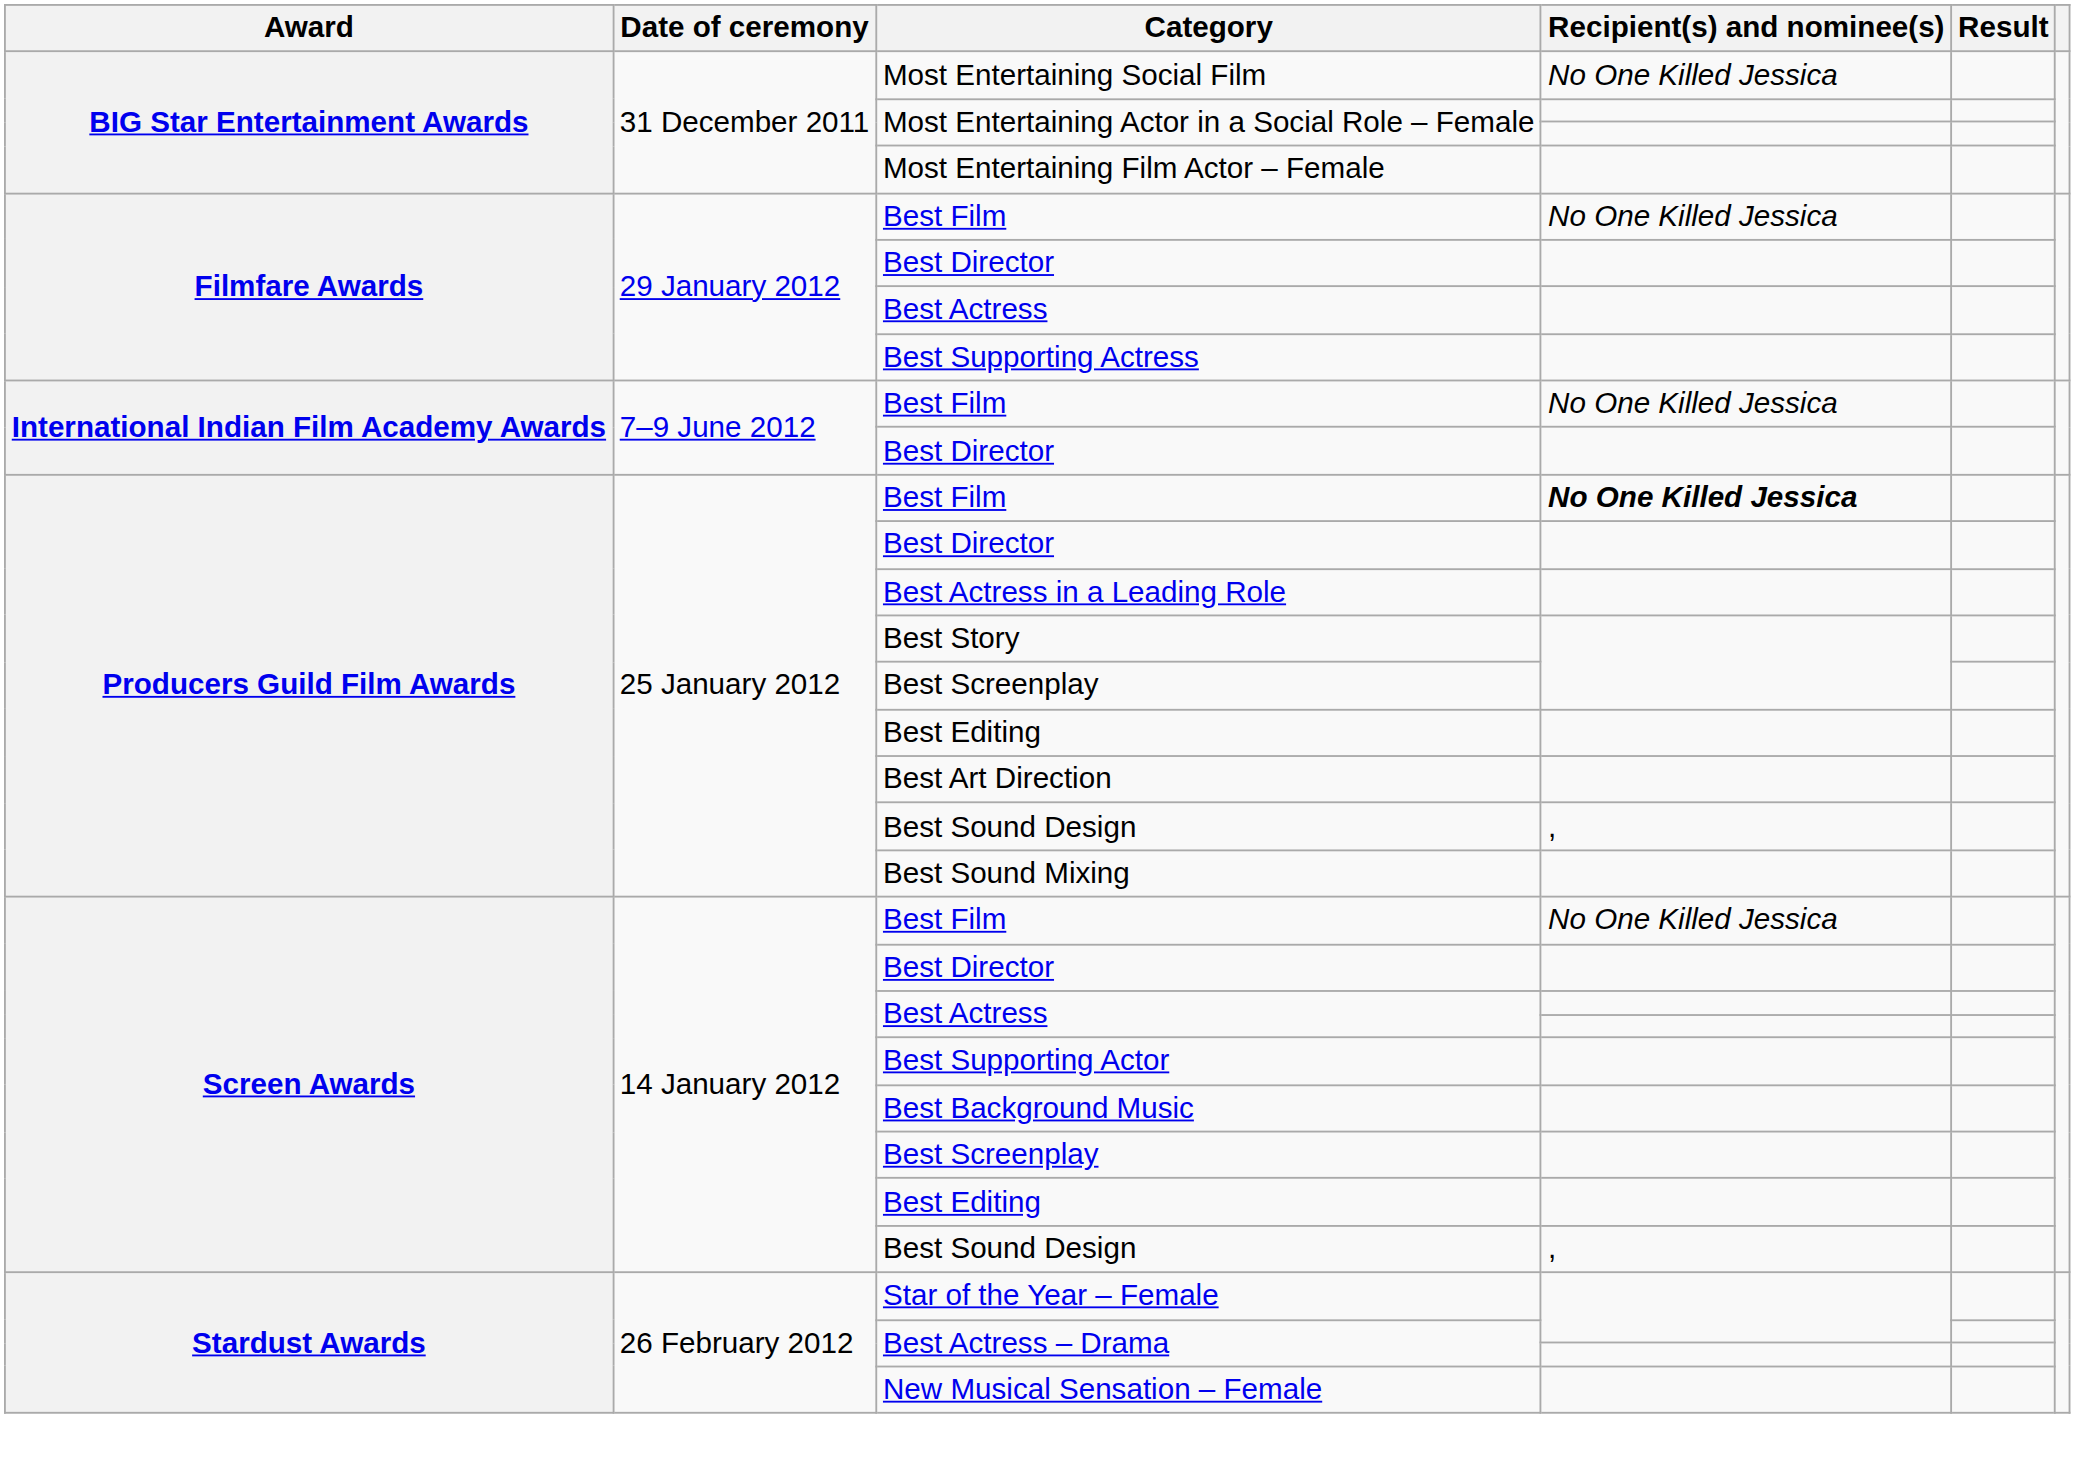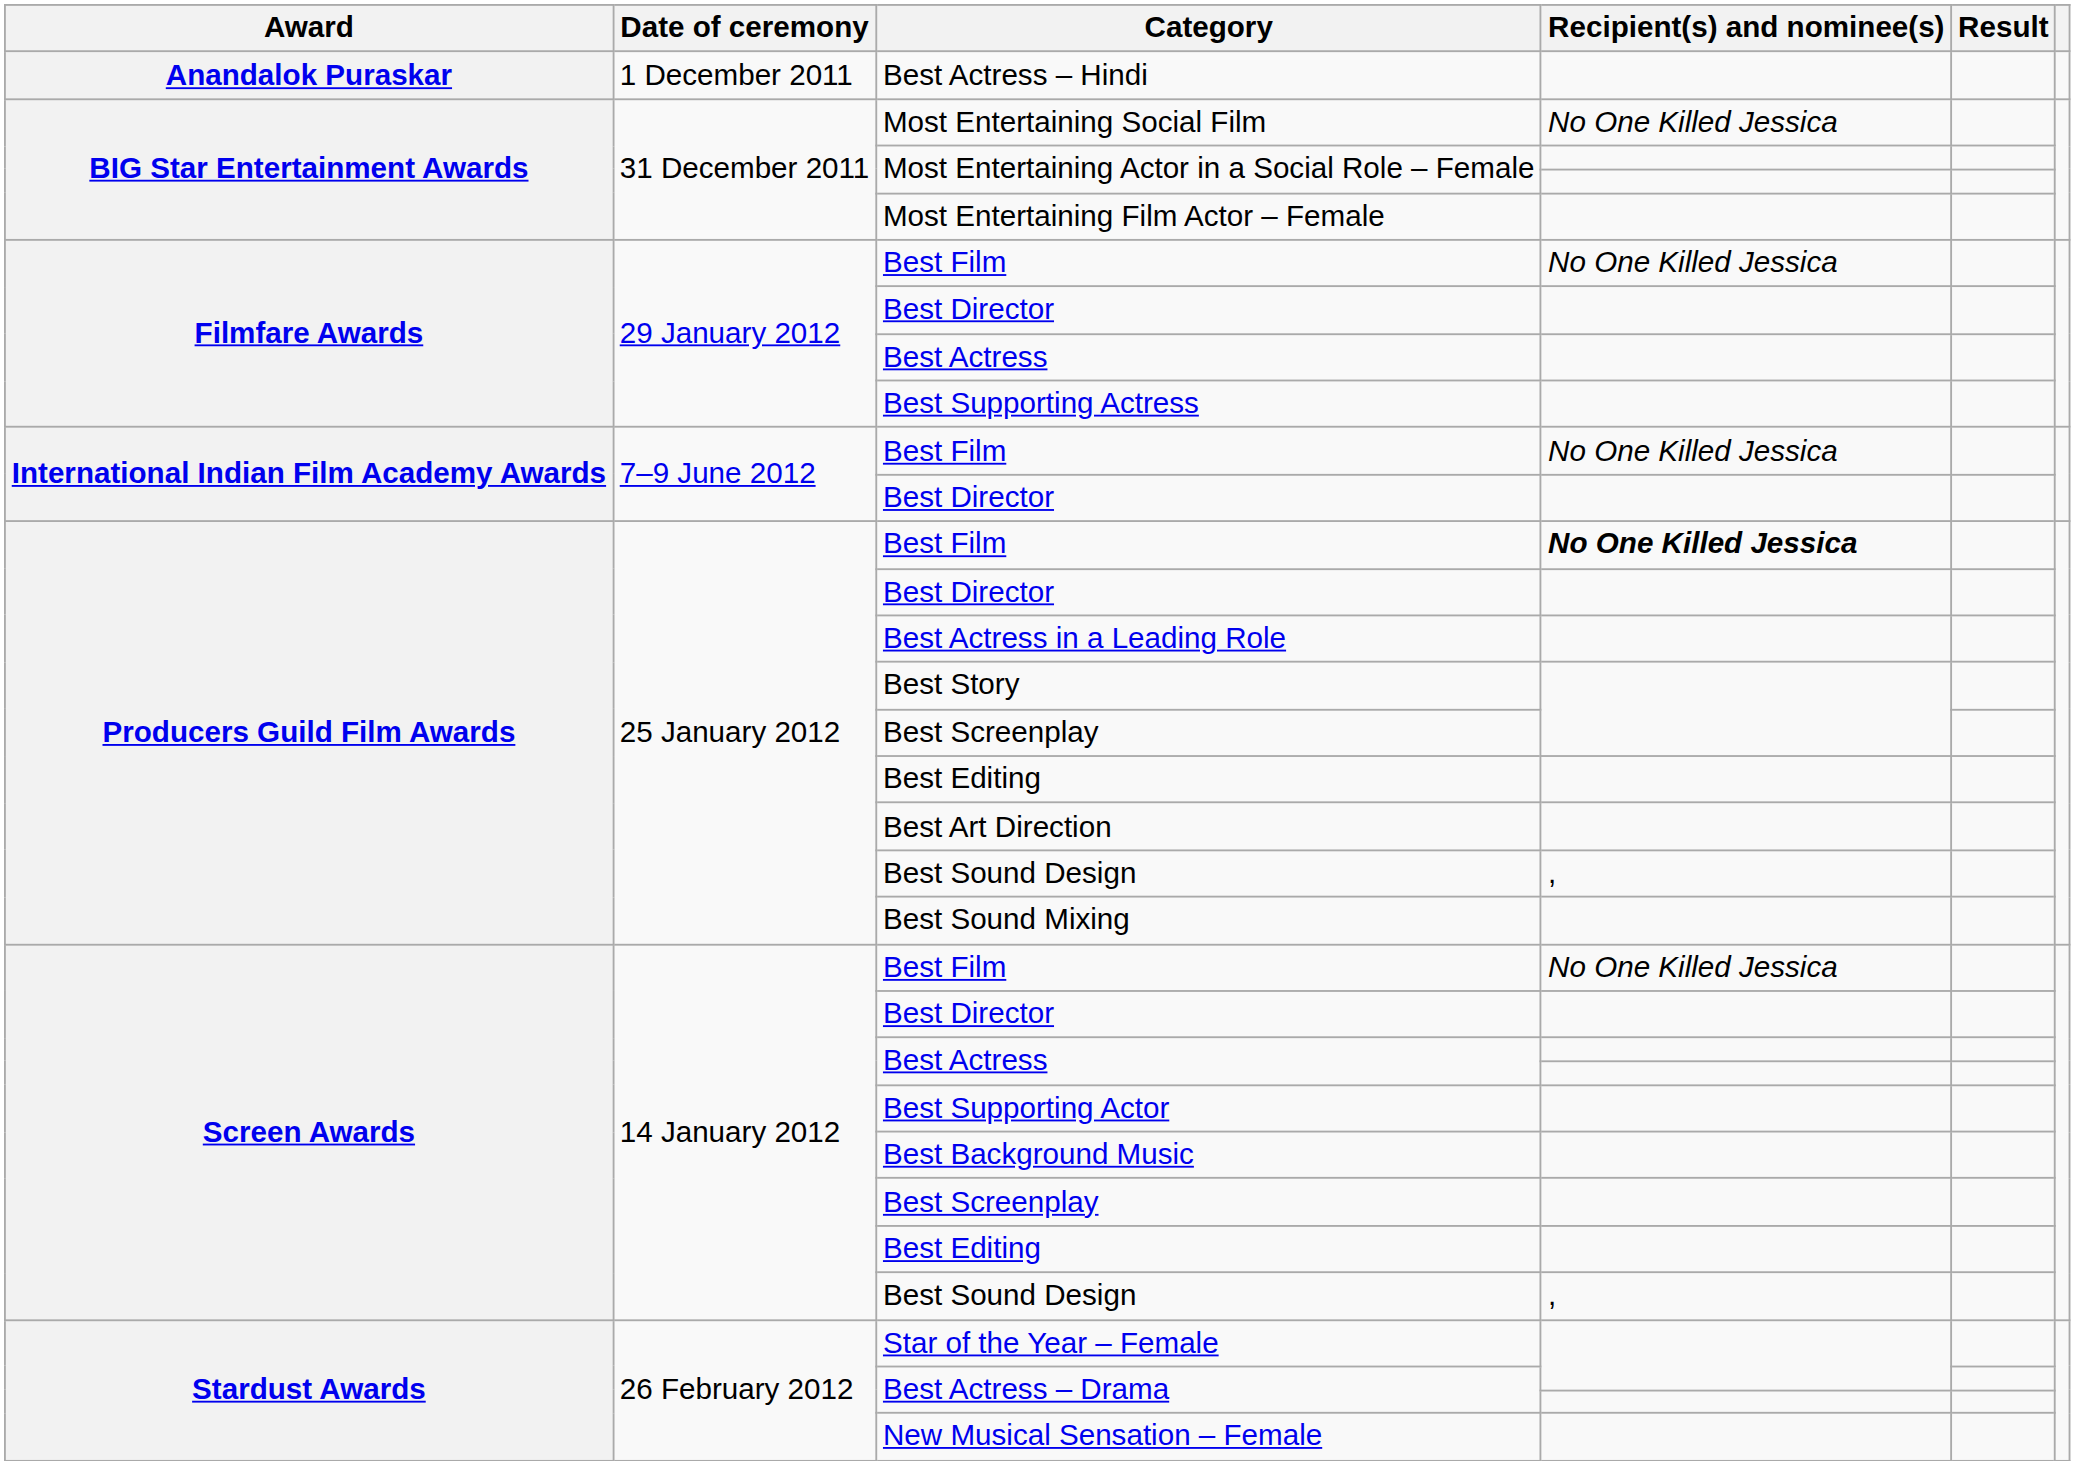+ row: (309, 74)
